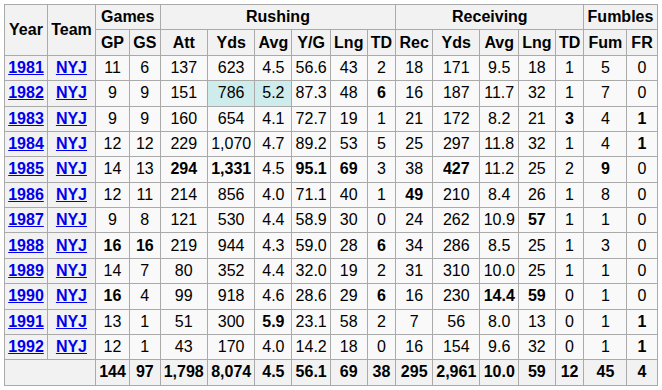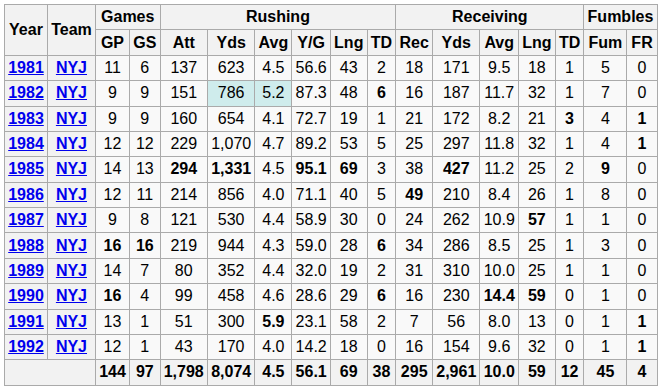(381, 194) 1 -> (381, 194) 5
(231, 296) 918 -> (231, 296) 458
